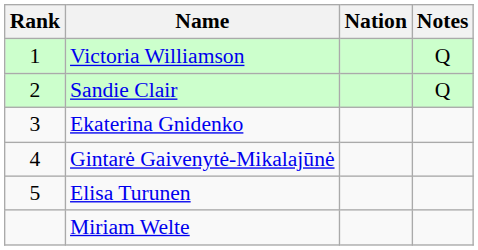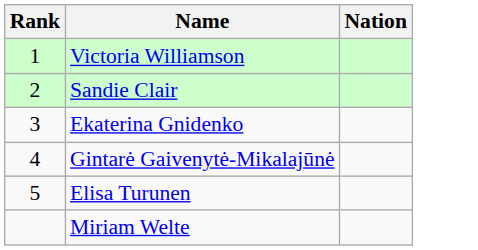- column: (443, 21)
